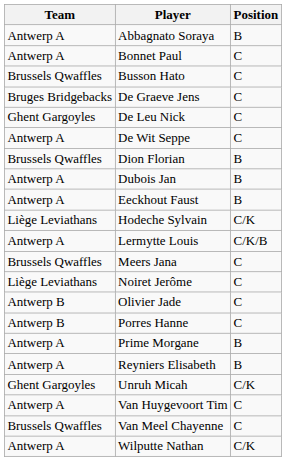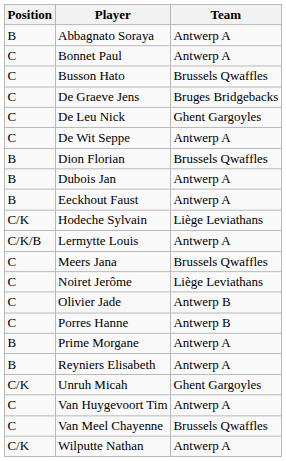columns swapped: (256, 14) <-> (60, 14)
